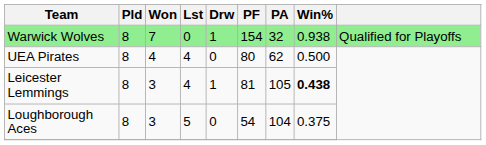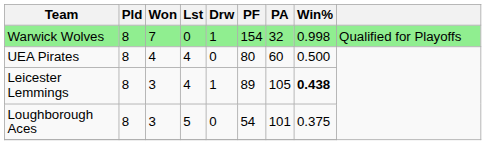(314, 36) 0.938 -> (314, 36) 0.998
(276, 57) 62 -> (276, 57) 60
(248, 85) 81 -> (248, 85) 89
(280, 121) 104 -> (280, 121) 101
